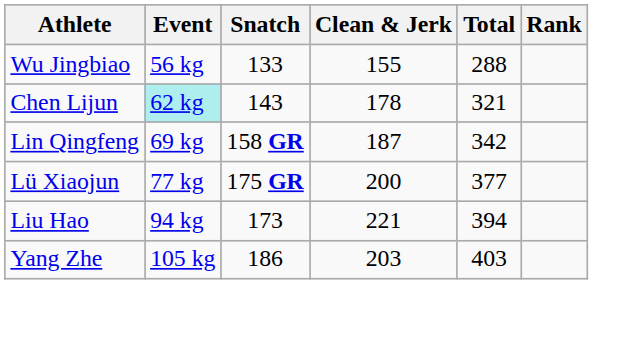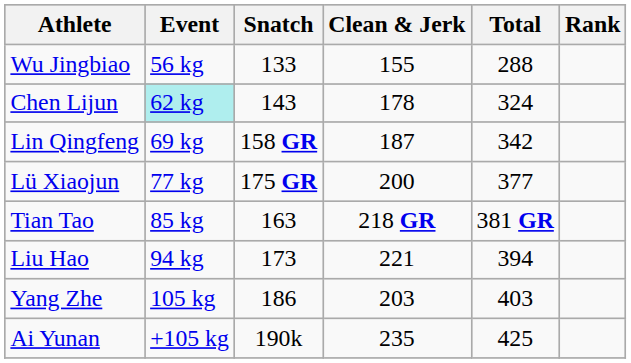(489, 102) 321 -> (515, 102) 324
+ row: (52, 220)
+ row: (55, 337)
